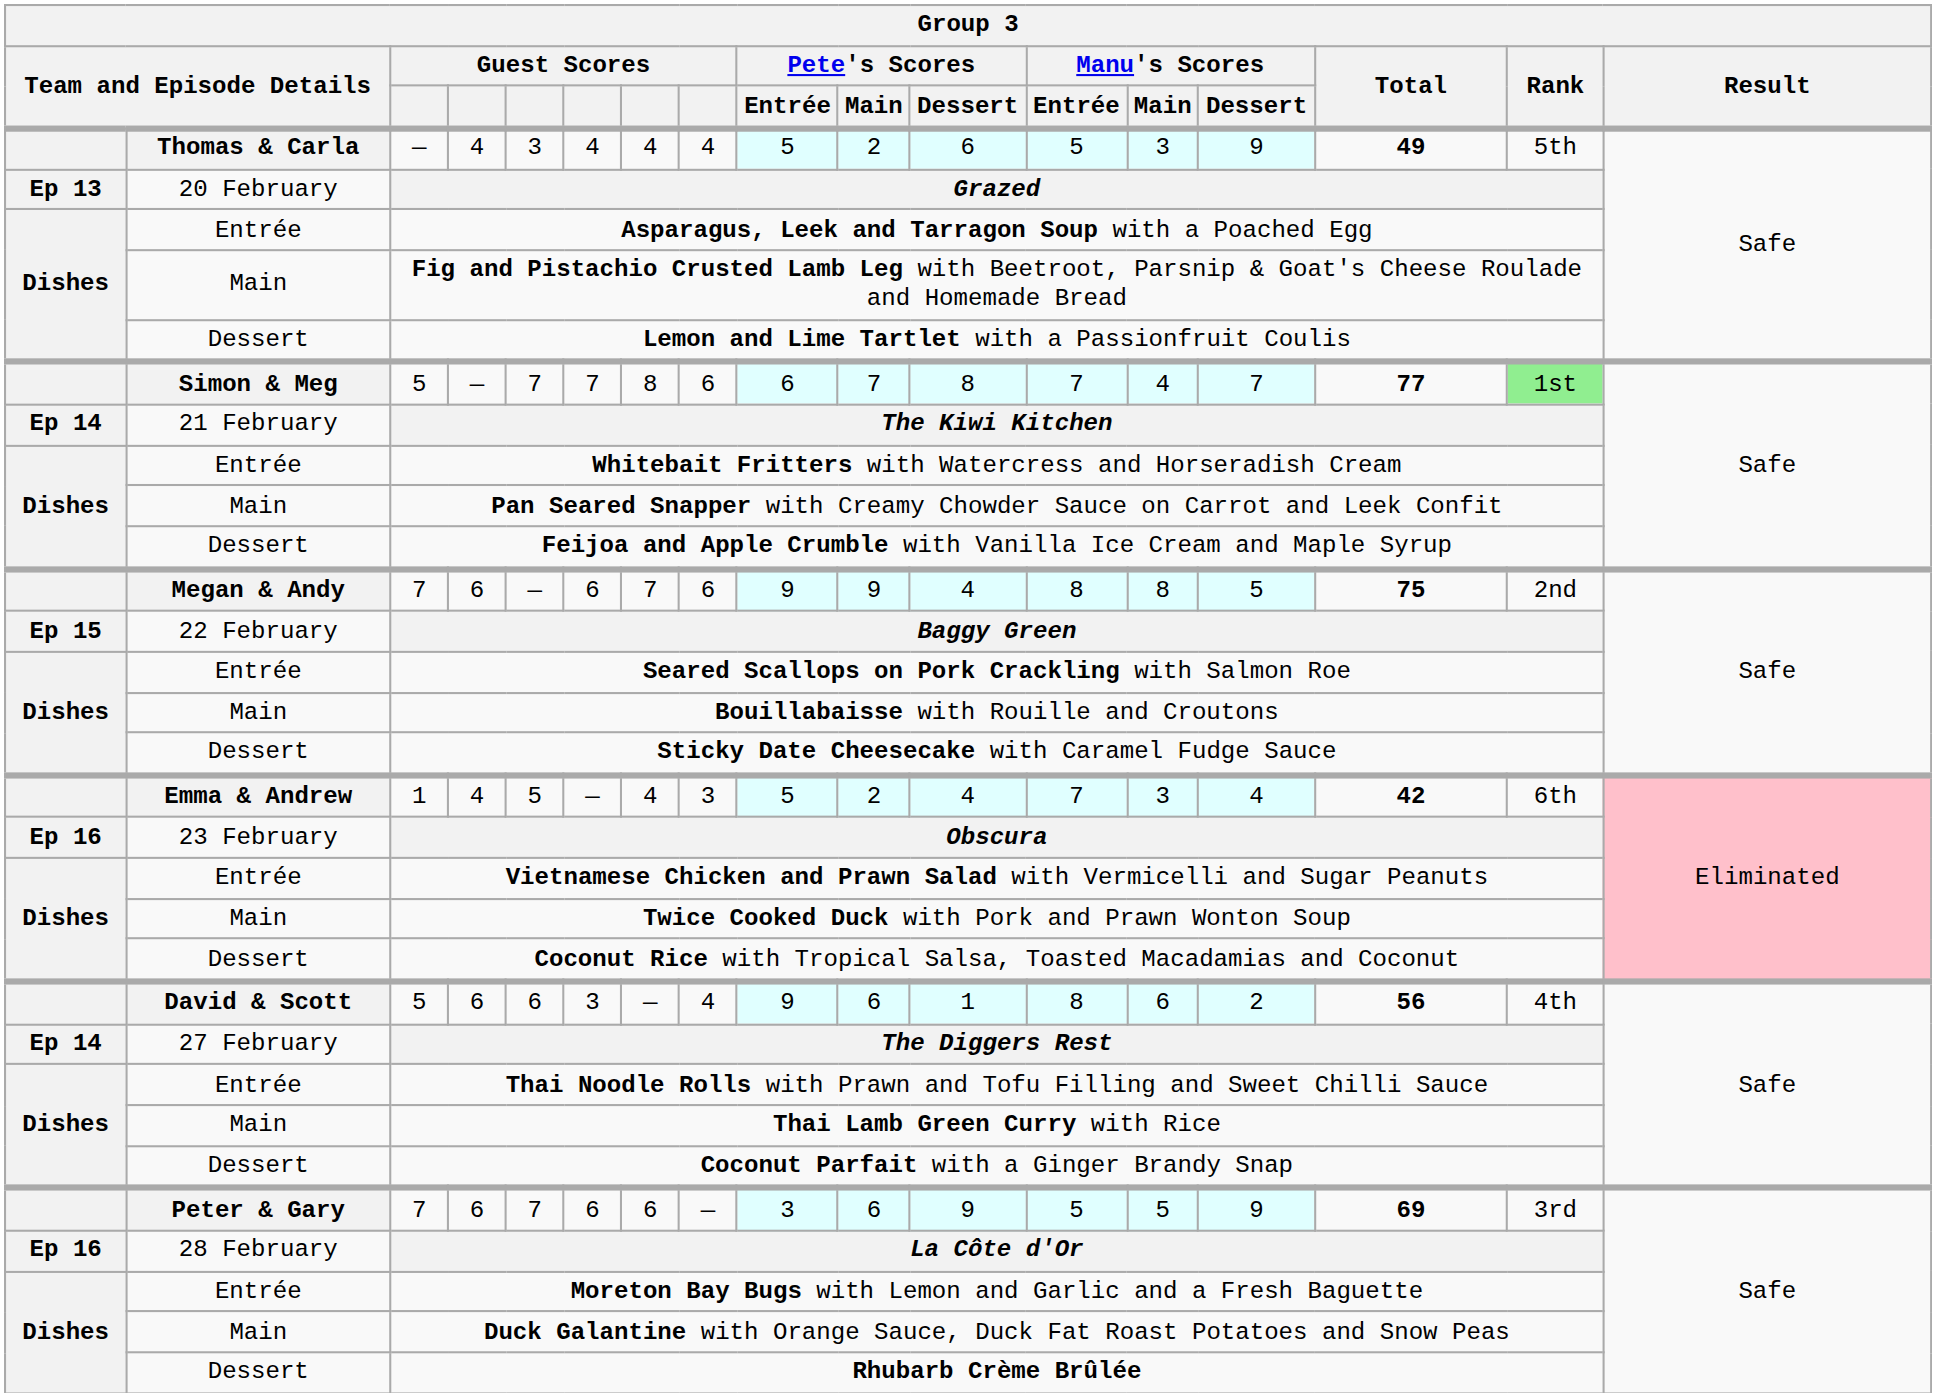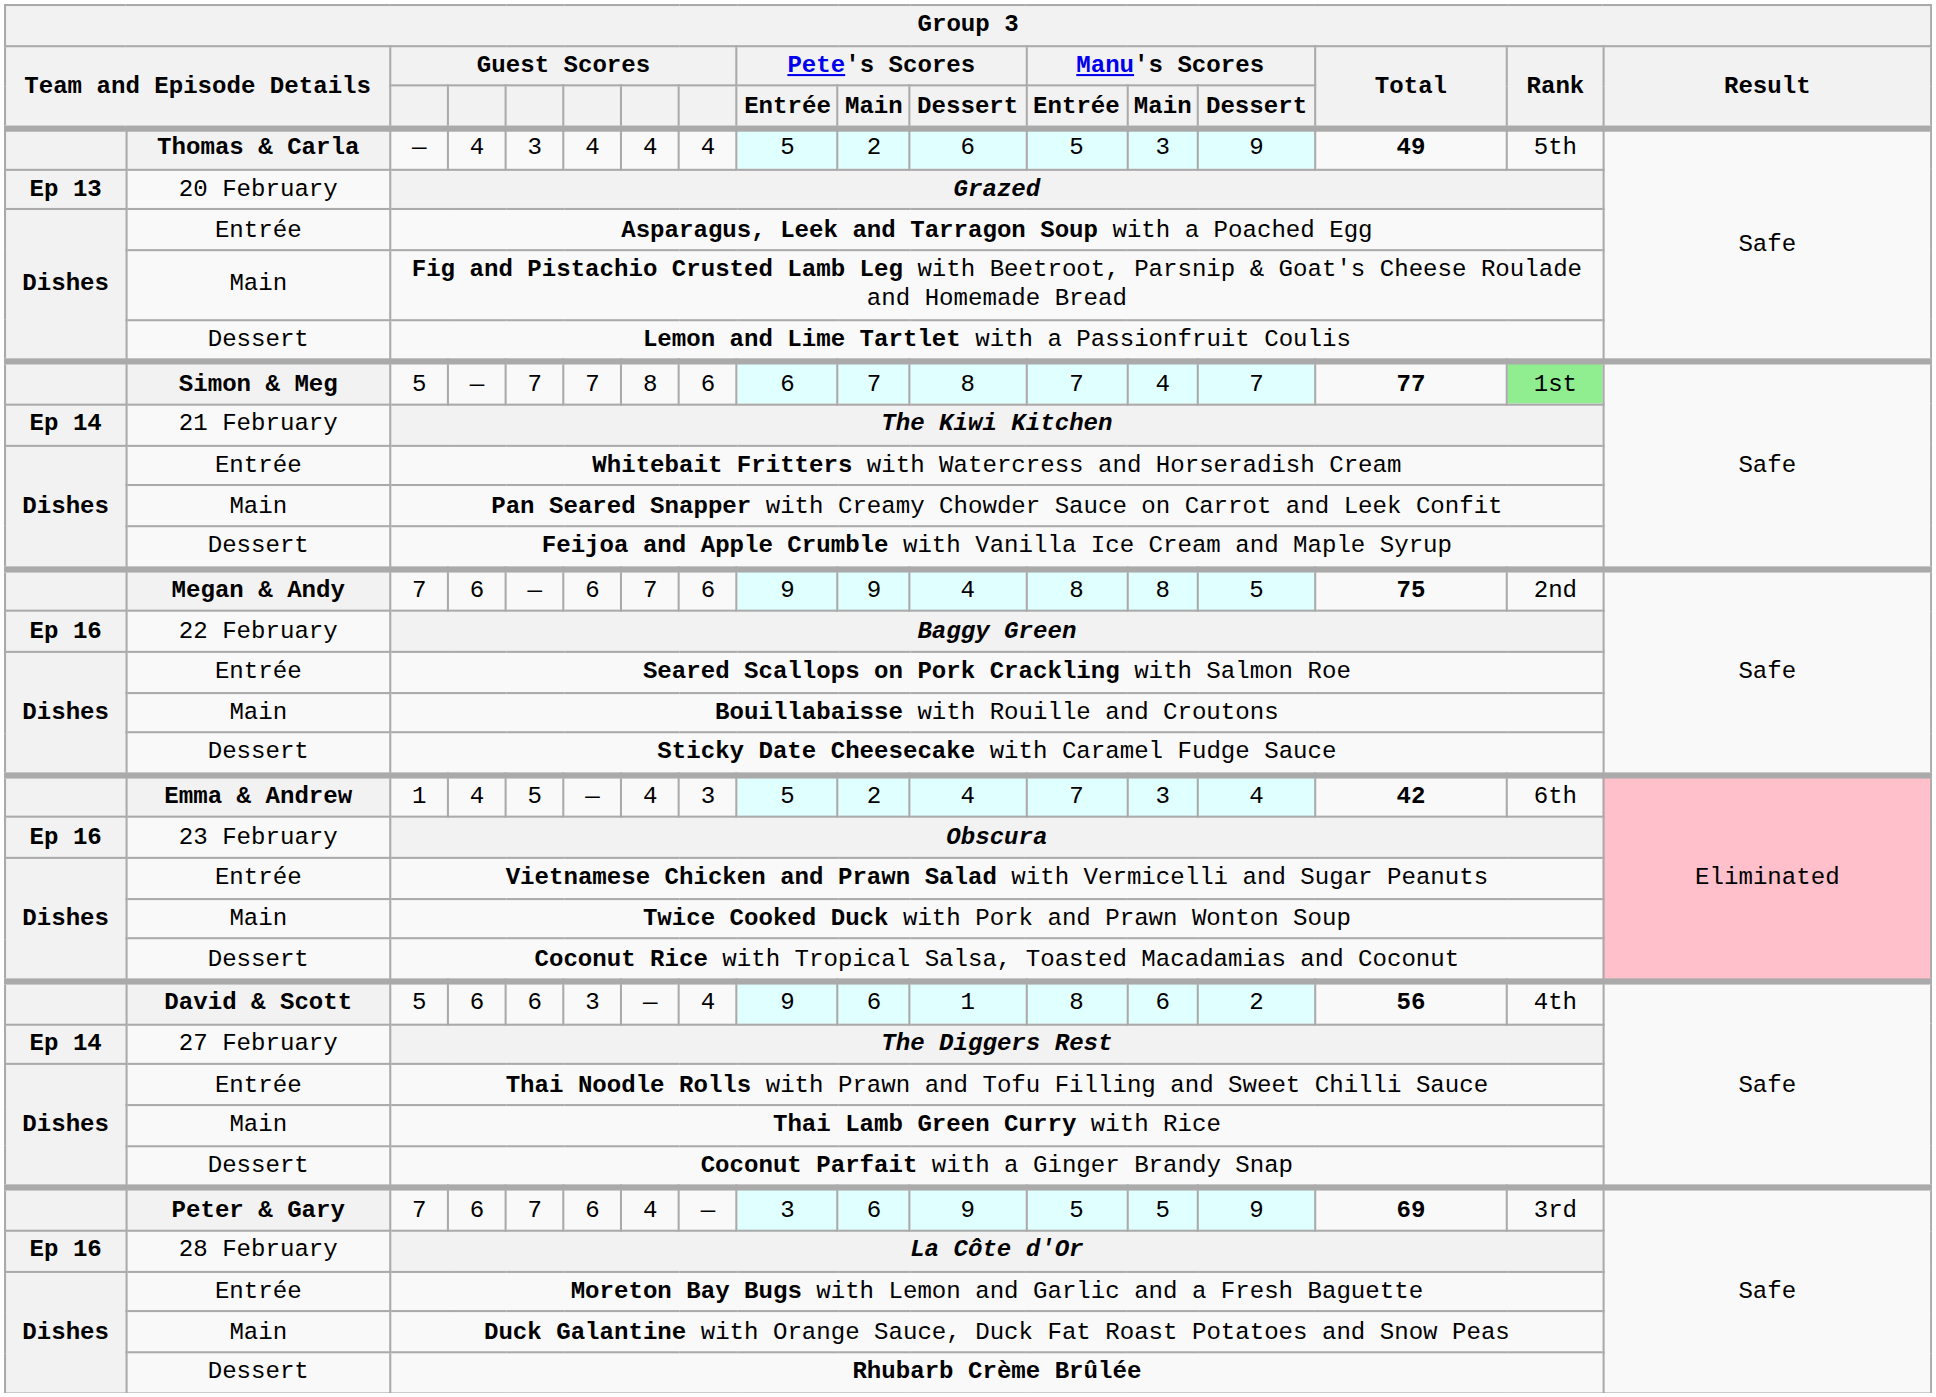(66, 631) Ep 15 -> (66, 631) Ep 16
(650, 1210) 6 -> (650, 1210) 4
